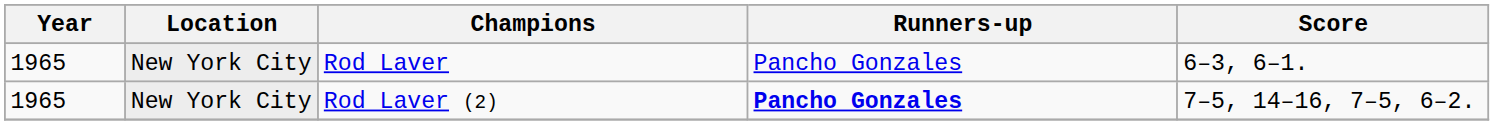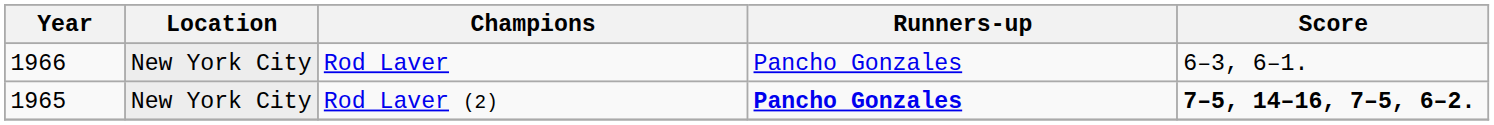(38, 62) 1965 -> (38, 62) 1966
(1329, 101) normal -> (1329, 101) bold
